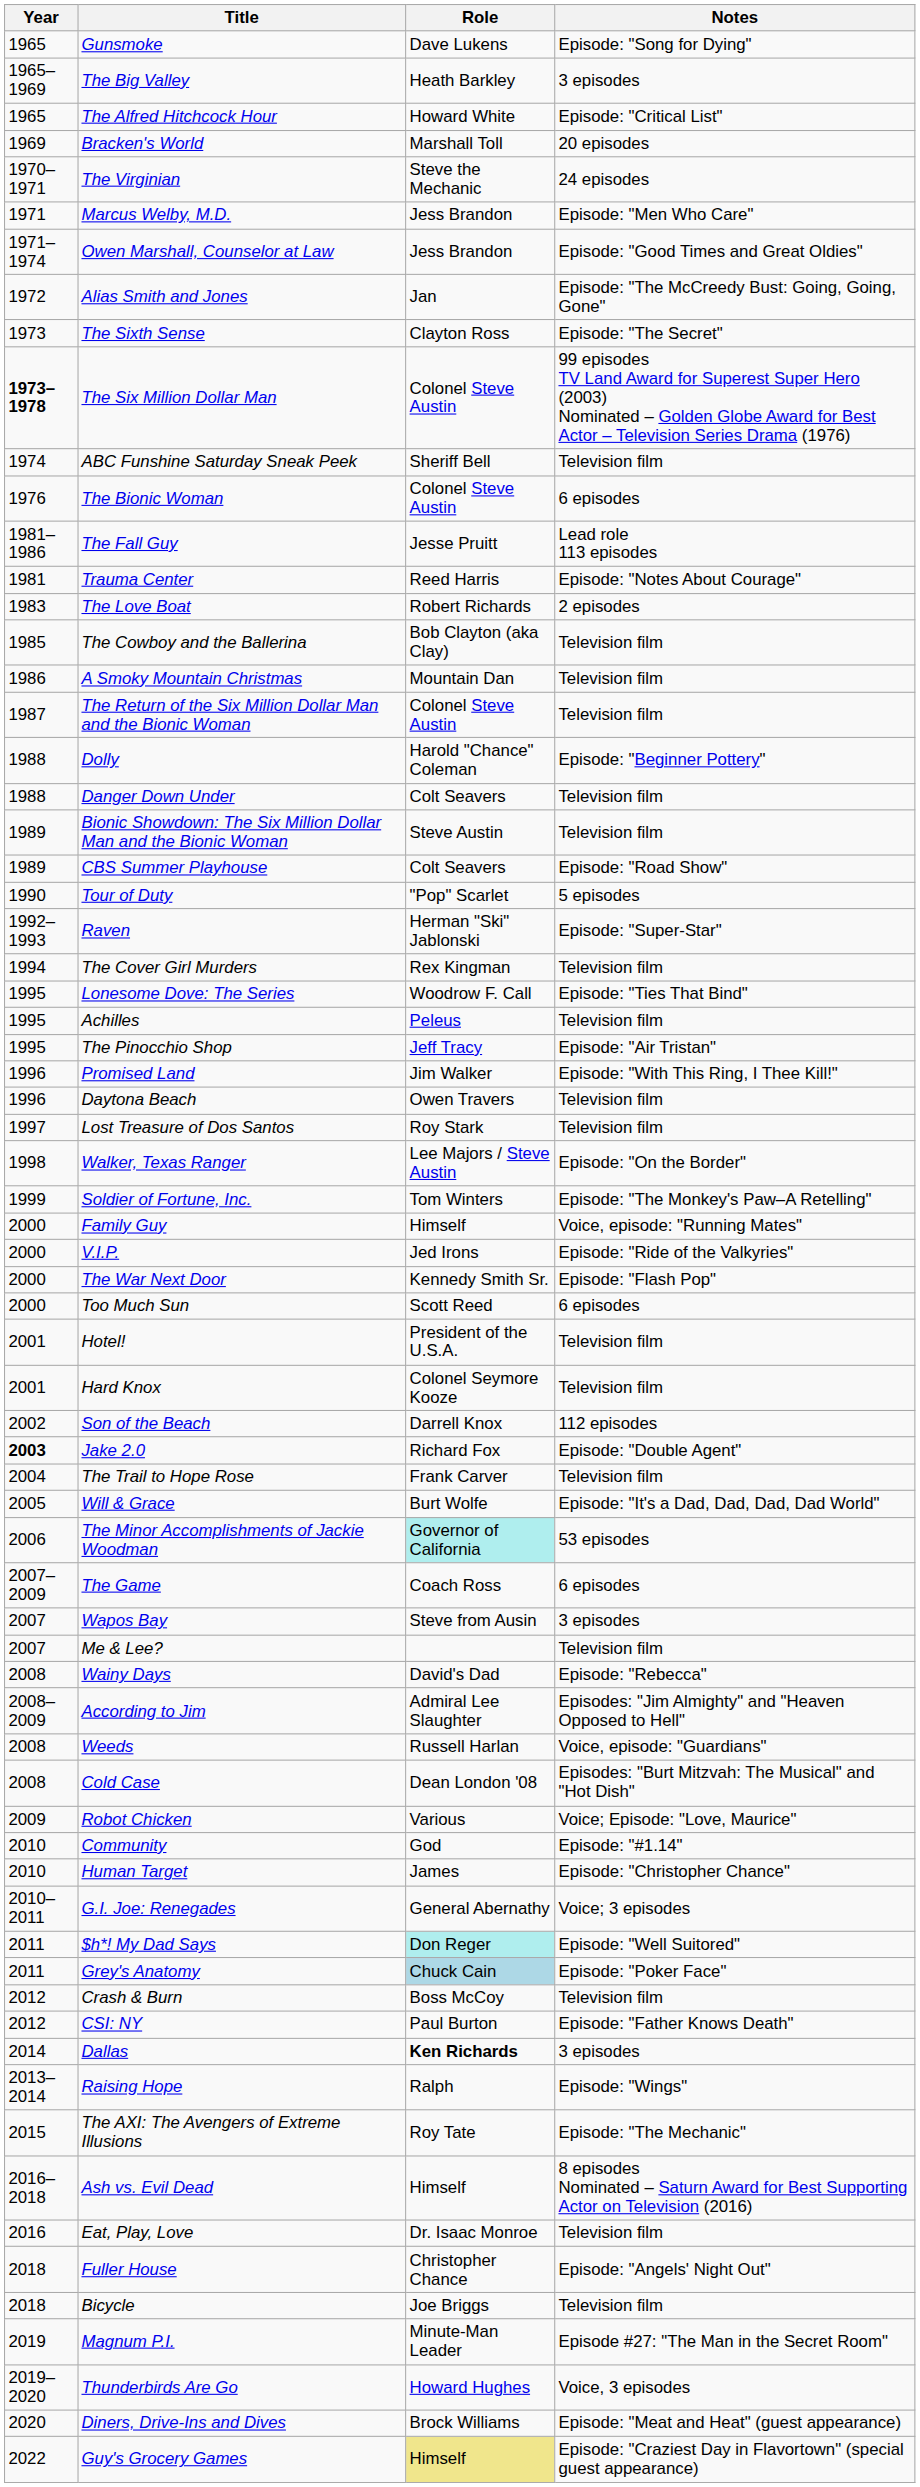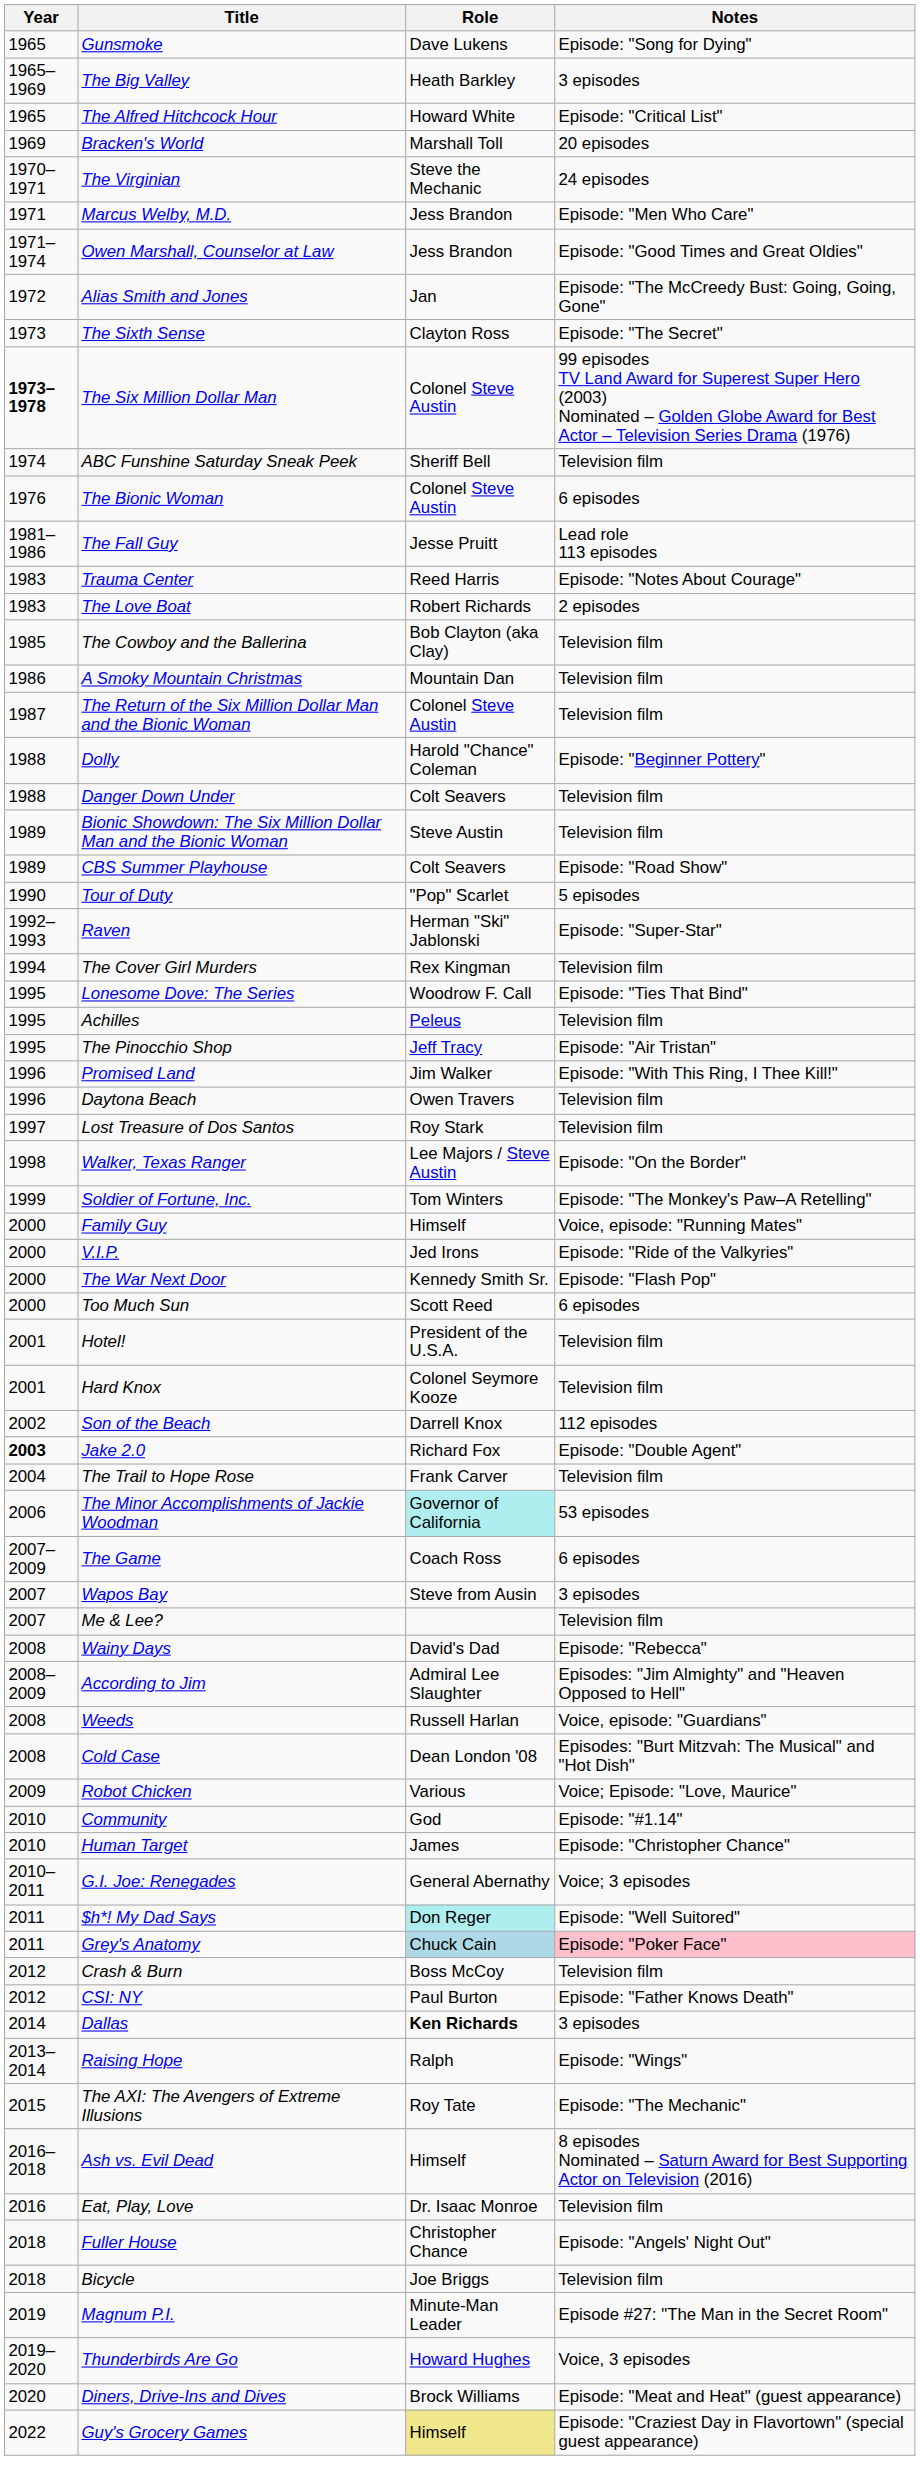(27, 579) 1981 -> (27, 579) 1983
- row: (128, 1503)
(642, 1971) no background -> (642, 1944) pink background
